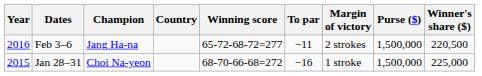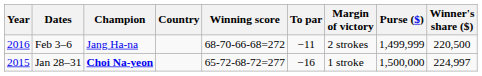(242, 44) 65-72-68-72=277 -> (245, 44) 68-70-66-68=272
(399, 44) 1,500,000 -> (402, 44) 1,499,999
(119, 62) normal -> (120, 62) bold
(242, 62) 68-70-66-68=272 -> (245, 62) 65-72-68-72=277
(449, 62) 225,000 -> (452, 62) 224,997
